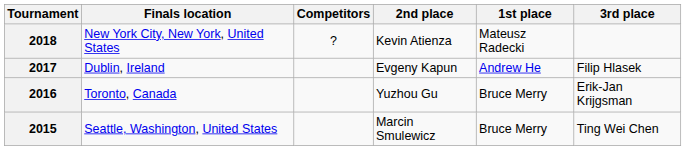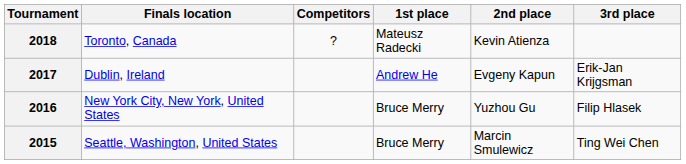columns swapped: (525, 14) <-> (425, 14)
(174, 41) New York City, New York, United States -> (130, 41) Toronto, Canada
(609, 68) Filip Hlasek -> (605, 75) Erik-Jan Krijgsman
(130, 94) Toronto, Canada -> (174, 108) New York City, New York, United States
(605, 94) Erik-Jan Krijgsman -> (609, 108) Filip Hlasek
